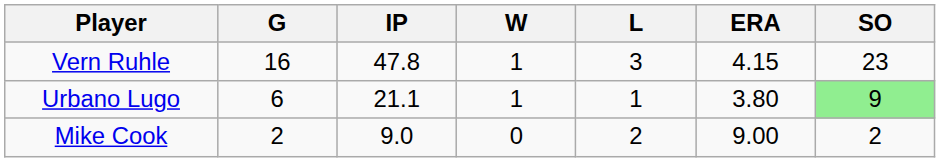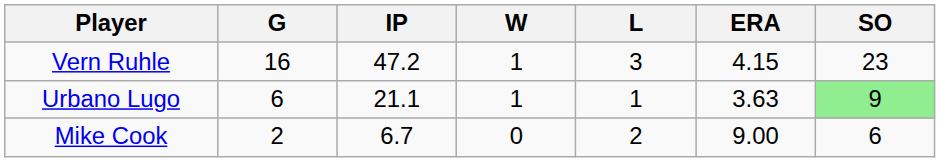(397, 61) 47.8 -> (397, 61) 47.2
(756, 99) 3.80 -> (756, 99) 3.63
(397, 136) 9.0 -> (397, 136) 6.7
(875, 136) 2 -> (875, 136) 6
